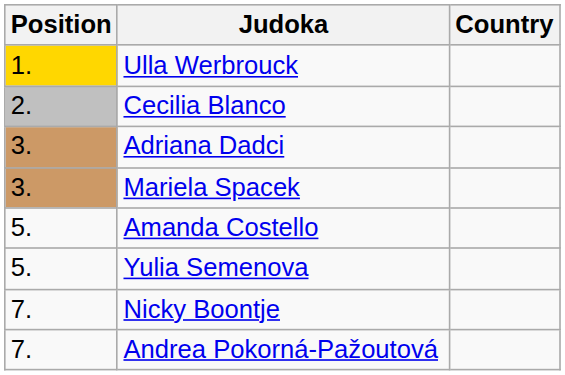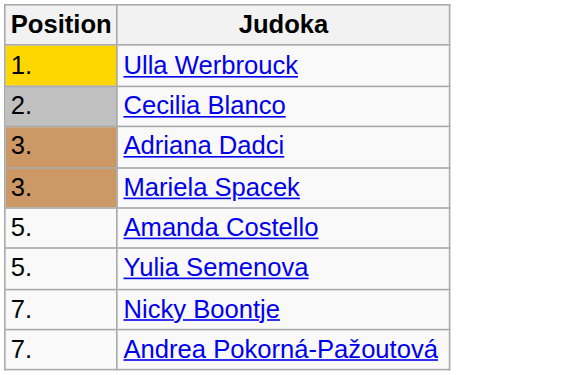- column: (504, 24)
